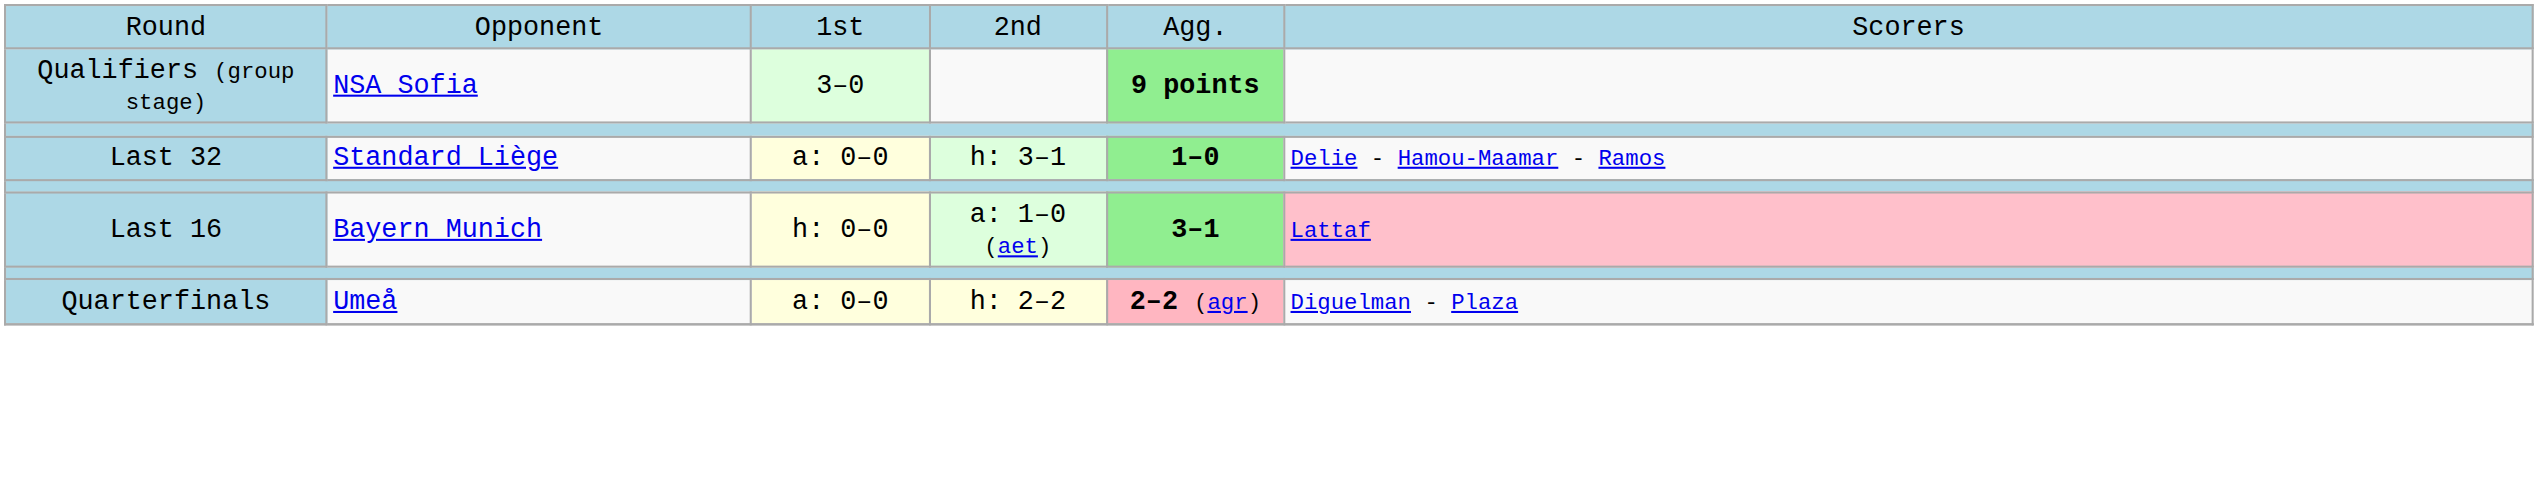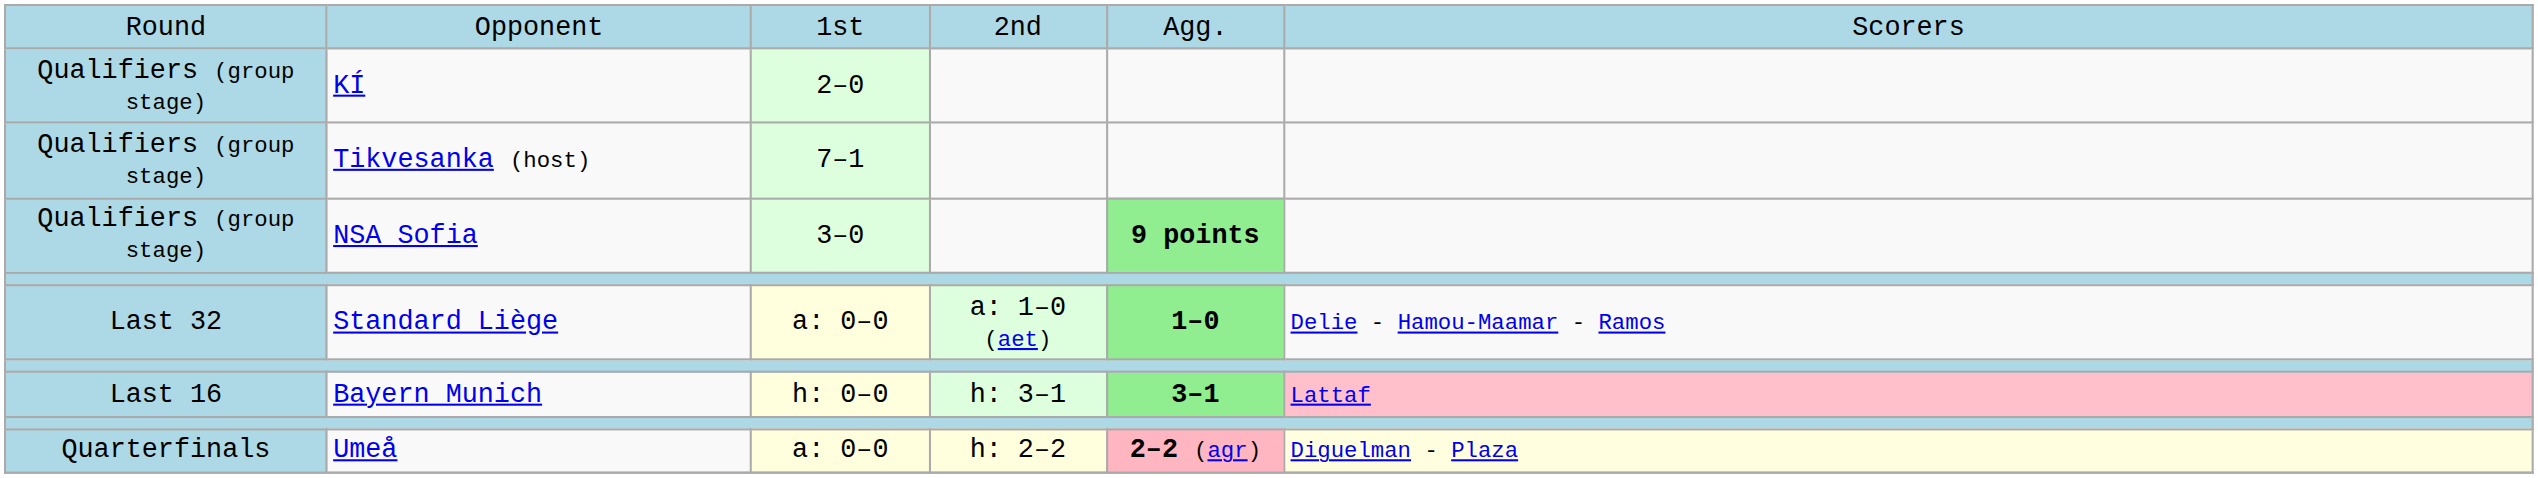+ row: (349, 86)
+ row: (462, 160)
(1018, 158) h: 3–1 -> (1018, 321) a: 1–0 (aet)
(1018, 229) a: 1–0 (aet) -> (1018, 394) h: 3–1
(1404, 303) no background -> (1404, 452) lightyellow background
